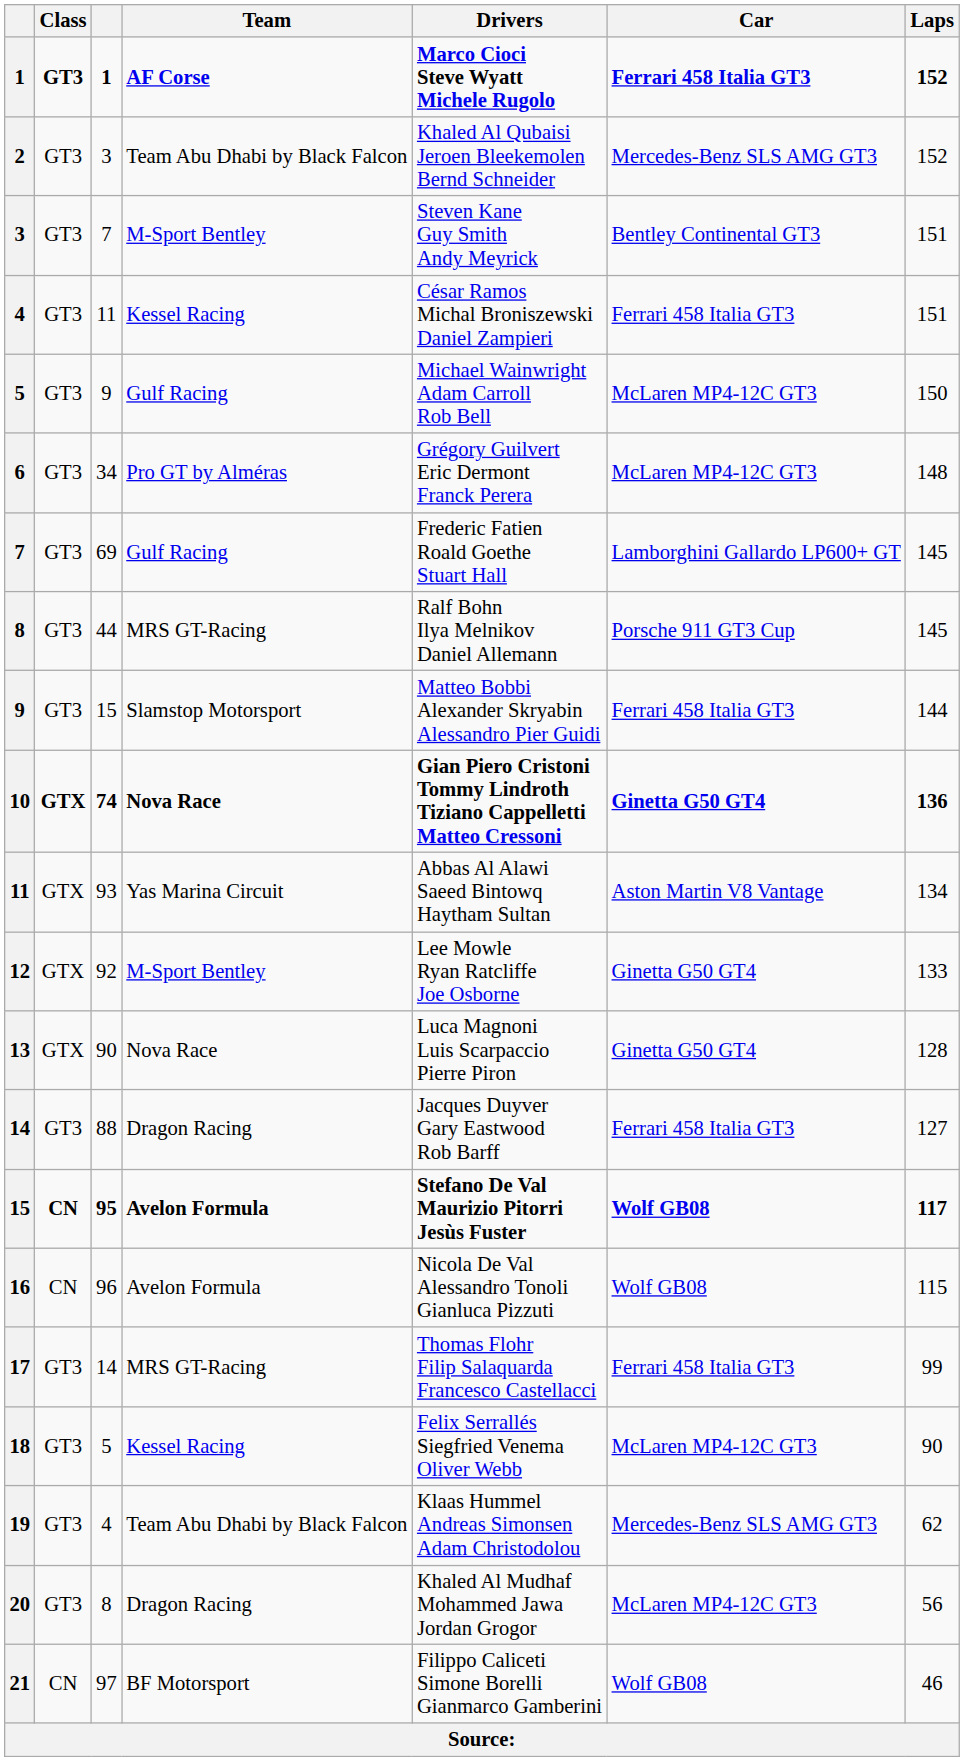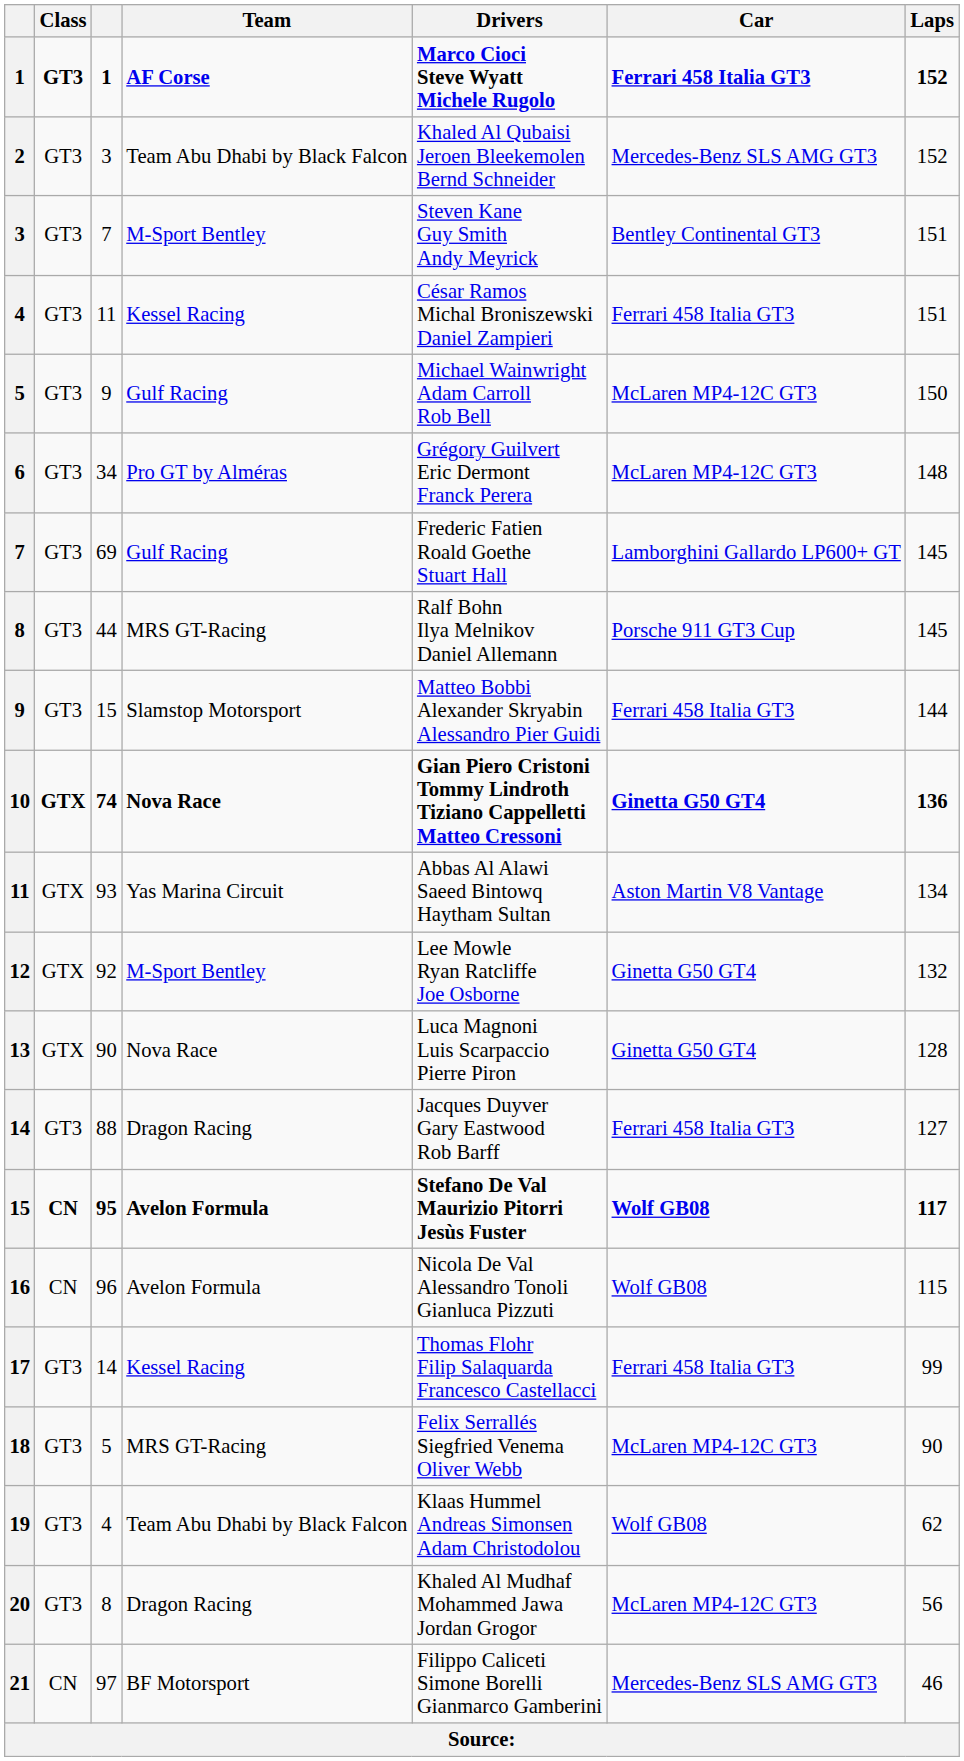(932, 970) 133 -> (932, 970) 132
(196, 1366) MRS GT-Racing -> (186, 1366) Kessel Racing
(186, 1445) Kessel Racing -> (196, 1445) MRS GT-Racing
(744, 1525) Mercedes-Benz SLS AMG GT3 -> (659, 1525) Wolf GB08
(659, 1683) Wolf GB08 -> (744, 1683) Mercedes-Benz SLS AMG GT3
